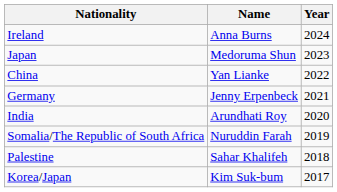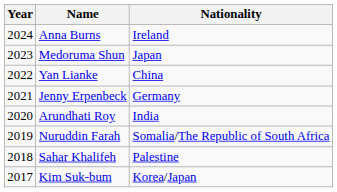columns swapped: (317, 14) <-> (106, 14)
